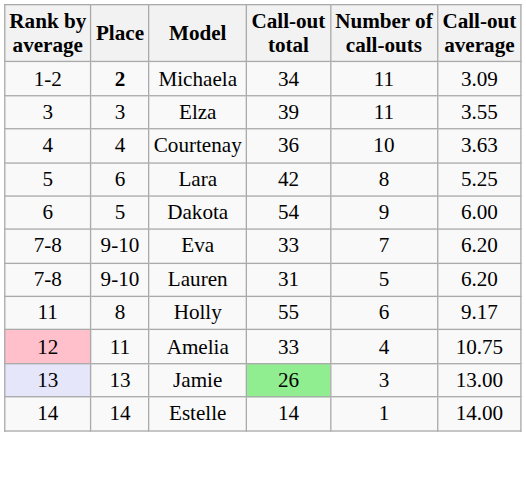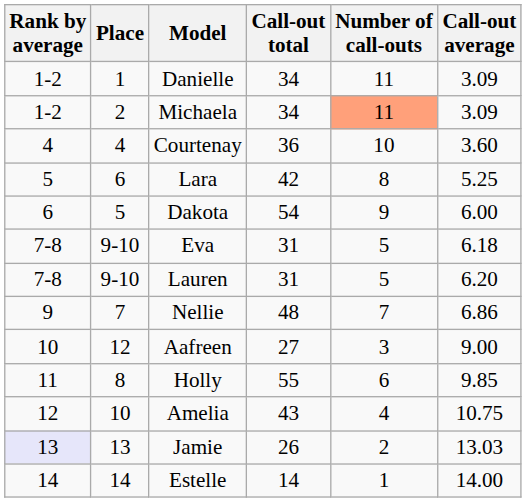+ row: (198, 78)
(120, 78) bold -> (120, 111) normal
(384, 78) no background -> (384, 111) lightsalmon background
- row: (198, 111)
(479, 145) 3.63 -> (479, 145) 3.60
(288, 245) 33 -> (288, 245) 31
(384, 245) 7 -> (384, 245) 5
(479, 245) 6.20 -> (479, 245) 6.18
+ row: (198, 312)
+ row: (198, 346)
(479, 312) 9.17 -> (479, 379) 9.85
(48, 346) pink background -> (48, 413) no background
(120, 346) 11 -> (120, 413) 10
(288, 346) 33 -> (288, 413) 43
(288, 379) lightgreen background -> (288, 446) no background
(384, 379) 3 -> (384, 446) 2
(479, 379) 13.00 -> (479, 446) 13.03
